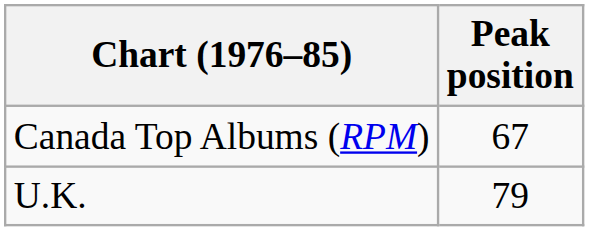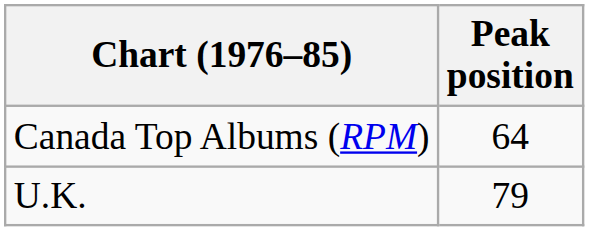(510, 135) 67 -> (510, 135) 64
